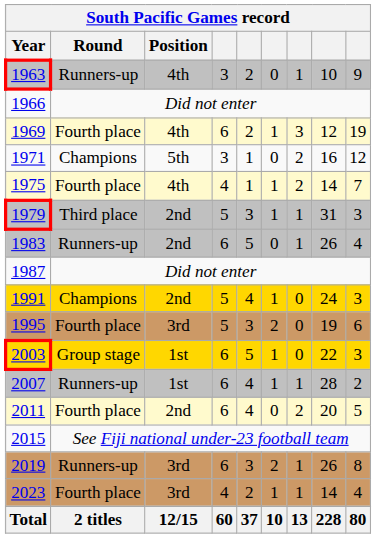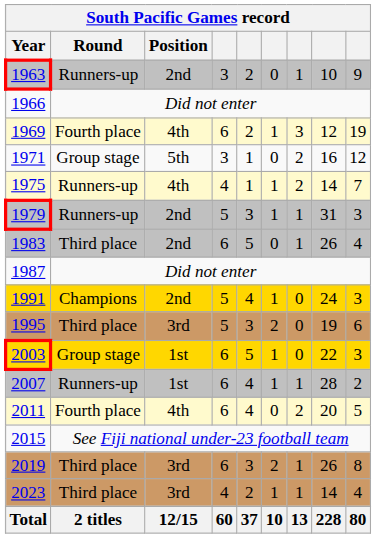(178, 74) 4th -> (178, 74) 2nd
(98, 158) Champions -> (98, 158) Group stage
(98, 185) Fourth place -> (98, 185) Runners-up
(98, 214) Third place -> (98, 214) Runners-up
(98, 243) Runners-up -> (98, 243) Third place
(98, 325) Fourth place -> (98, 325) Third place
(178, 411) 2nd -> (178, 411) 4th
(98, 465) Runners-up -> (98, 465) Third place
(98, 492) Fourth place -> (98, 492) Third place
